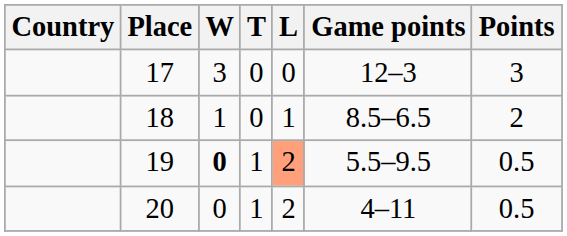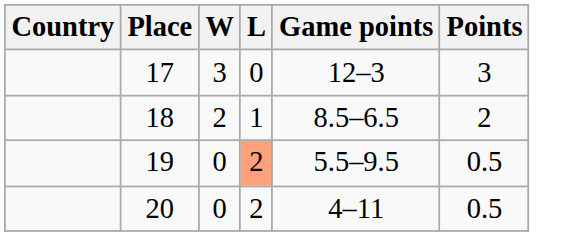- column: (256, 27)
(220, 117) 1 -> (220, 117) 2
(220, 162) bold -> (220, 162) normal
